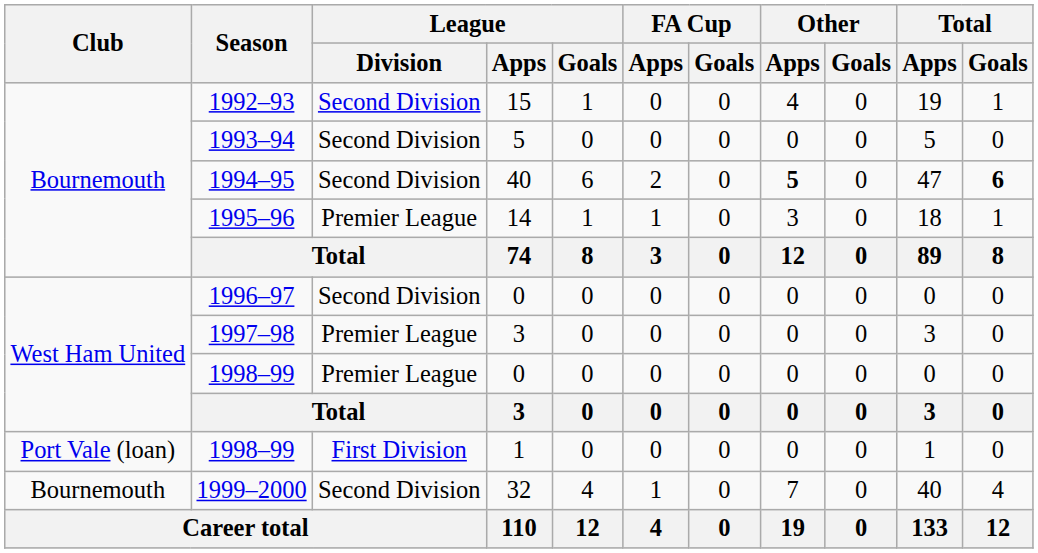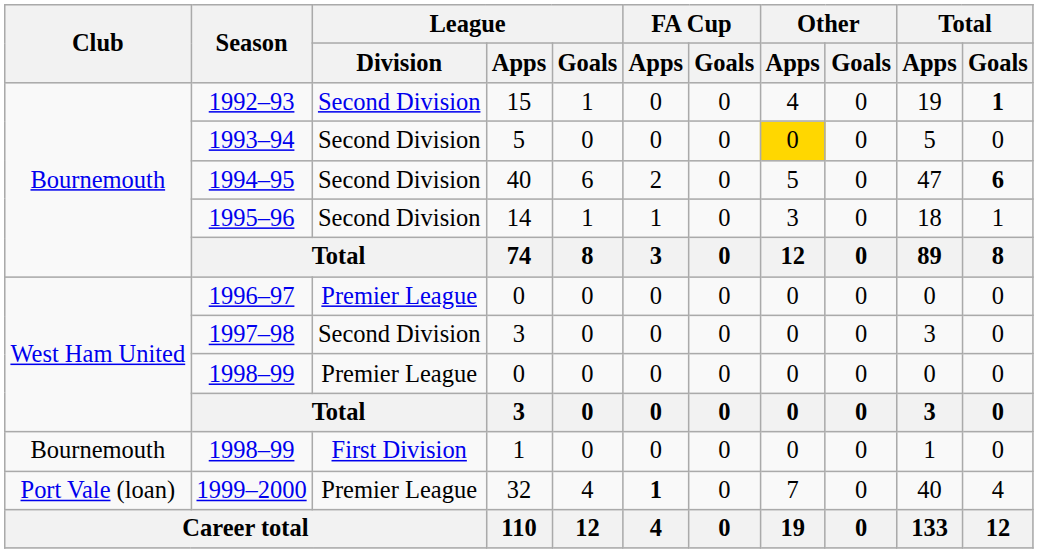(998, 101) normal -> (998, 101) bold
(793, 140) no background -> (793, 140) gold background
(793, 179) bold -> (793, 179) normal
(399, 218) Premier League -> (399, 218) Second Division
(399, 295) Second Division -> (399, 295) Premier League
(399, 334) Premier League -> (399, 334) Second Division
(98, 450) Port Vale (loan) -> (98, 450) Bournemouth
(98, 489) Bournemouth -> (98, 489) Port Vale (loan)
(399, 489) Second Division -> (399, 489) Premier League
(656, 489) normal -> (656, 489) bold
